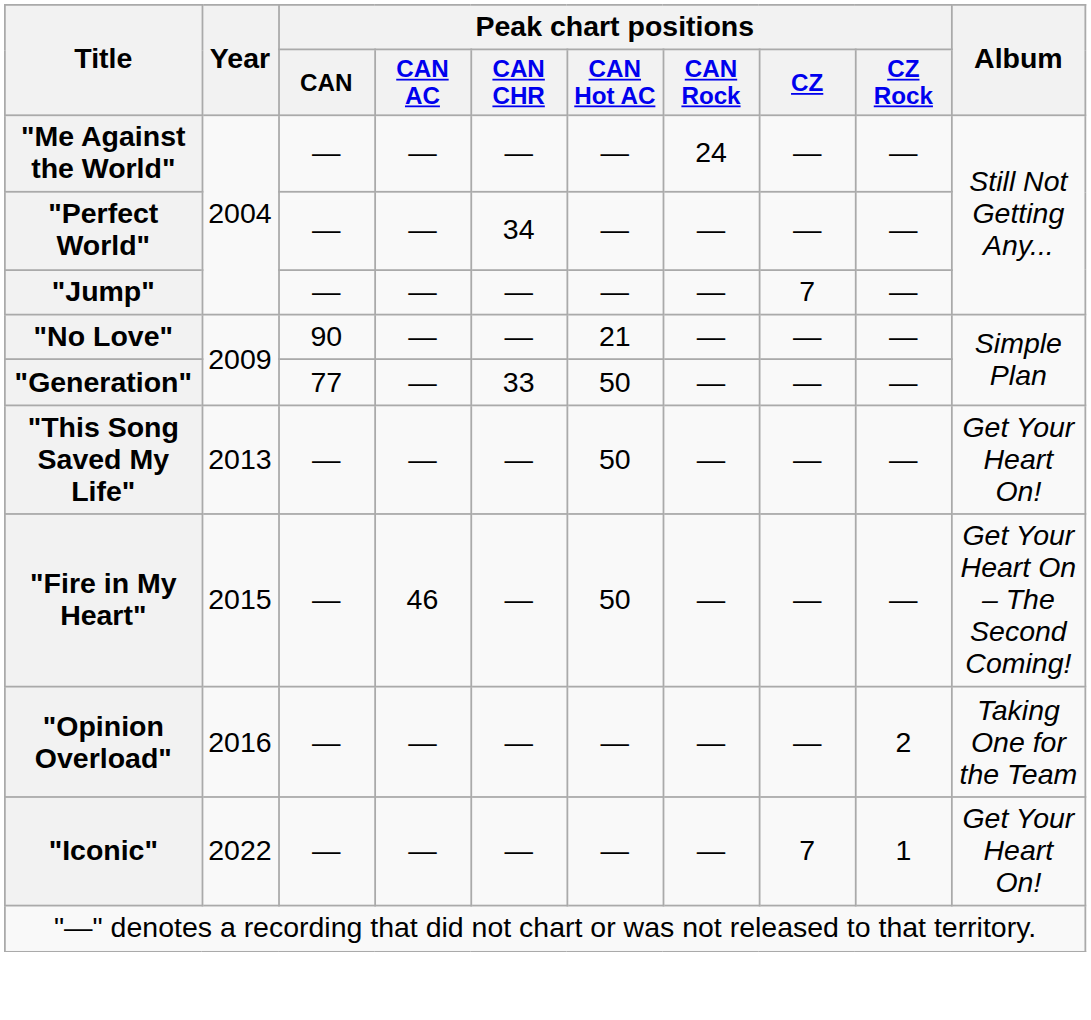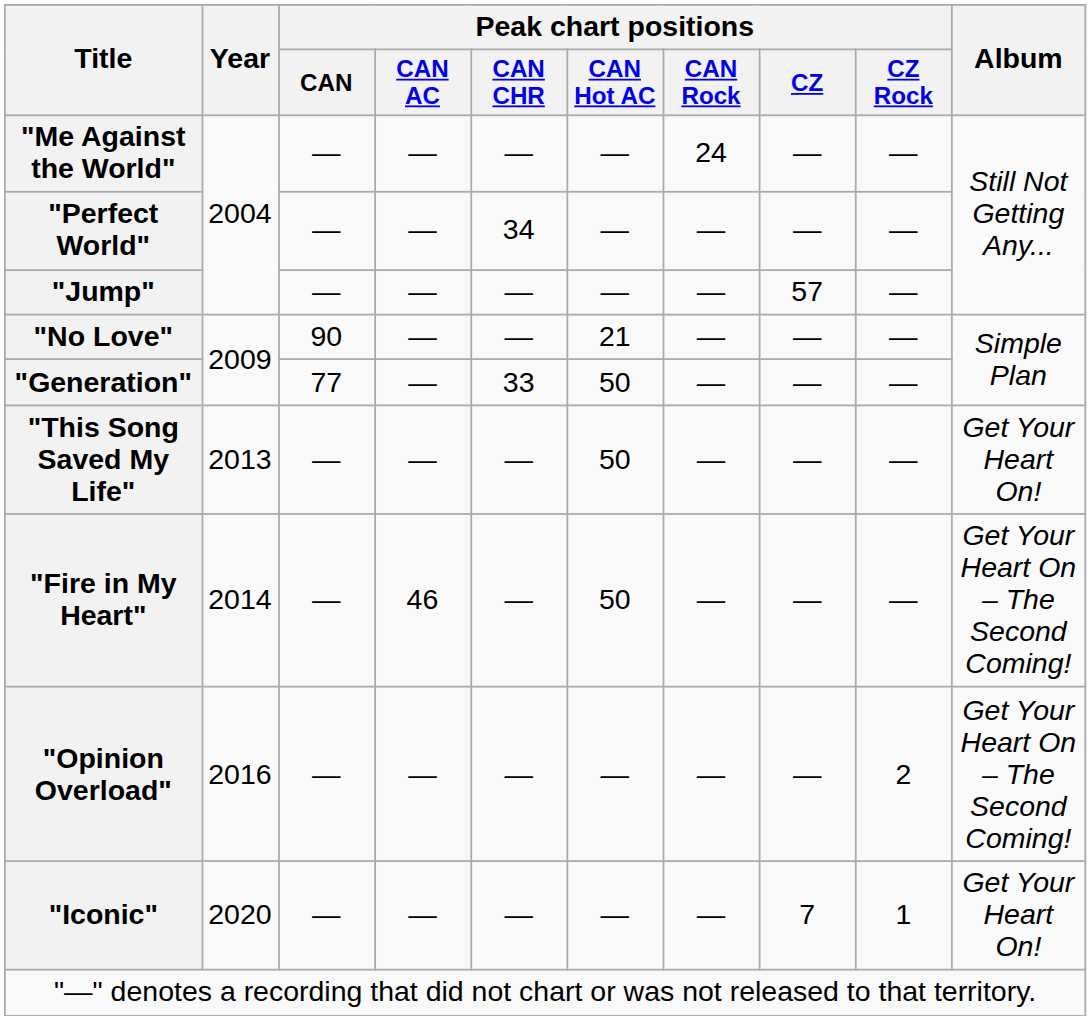(807, 291) 7 -> (807, 291) 57
(240, 600) 2015 -> (240, 600) 2014
(1018, 741) Taking One for the Team -> (1018, 773) Get Your Heart On – The Second Coming!
(240, 850) 2022 -> (240, 914) 2020
